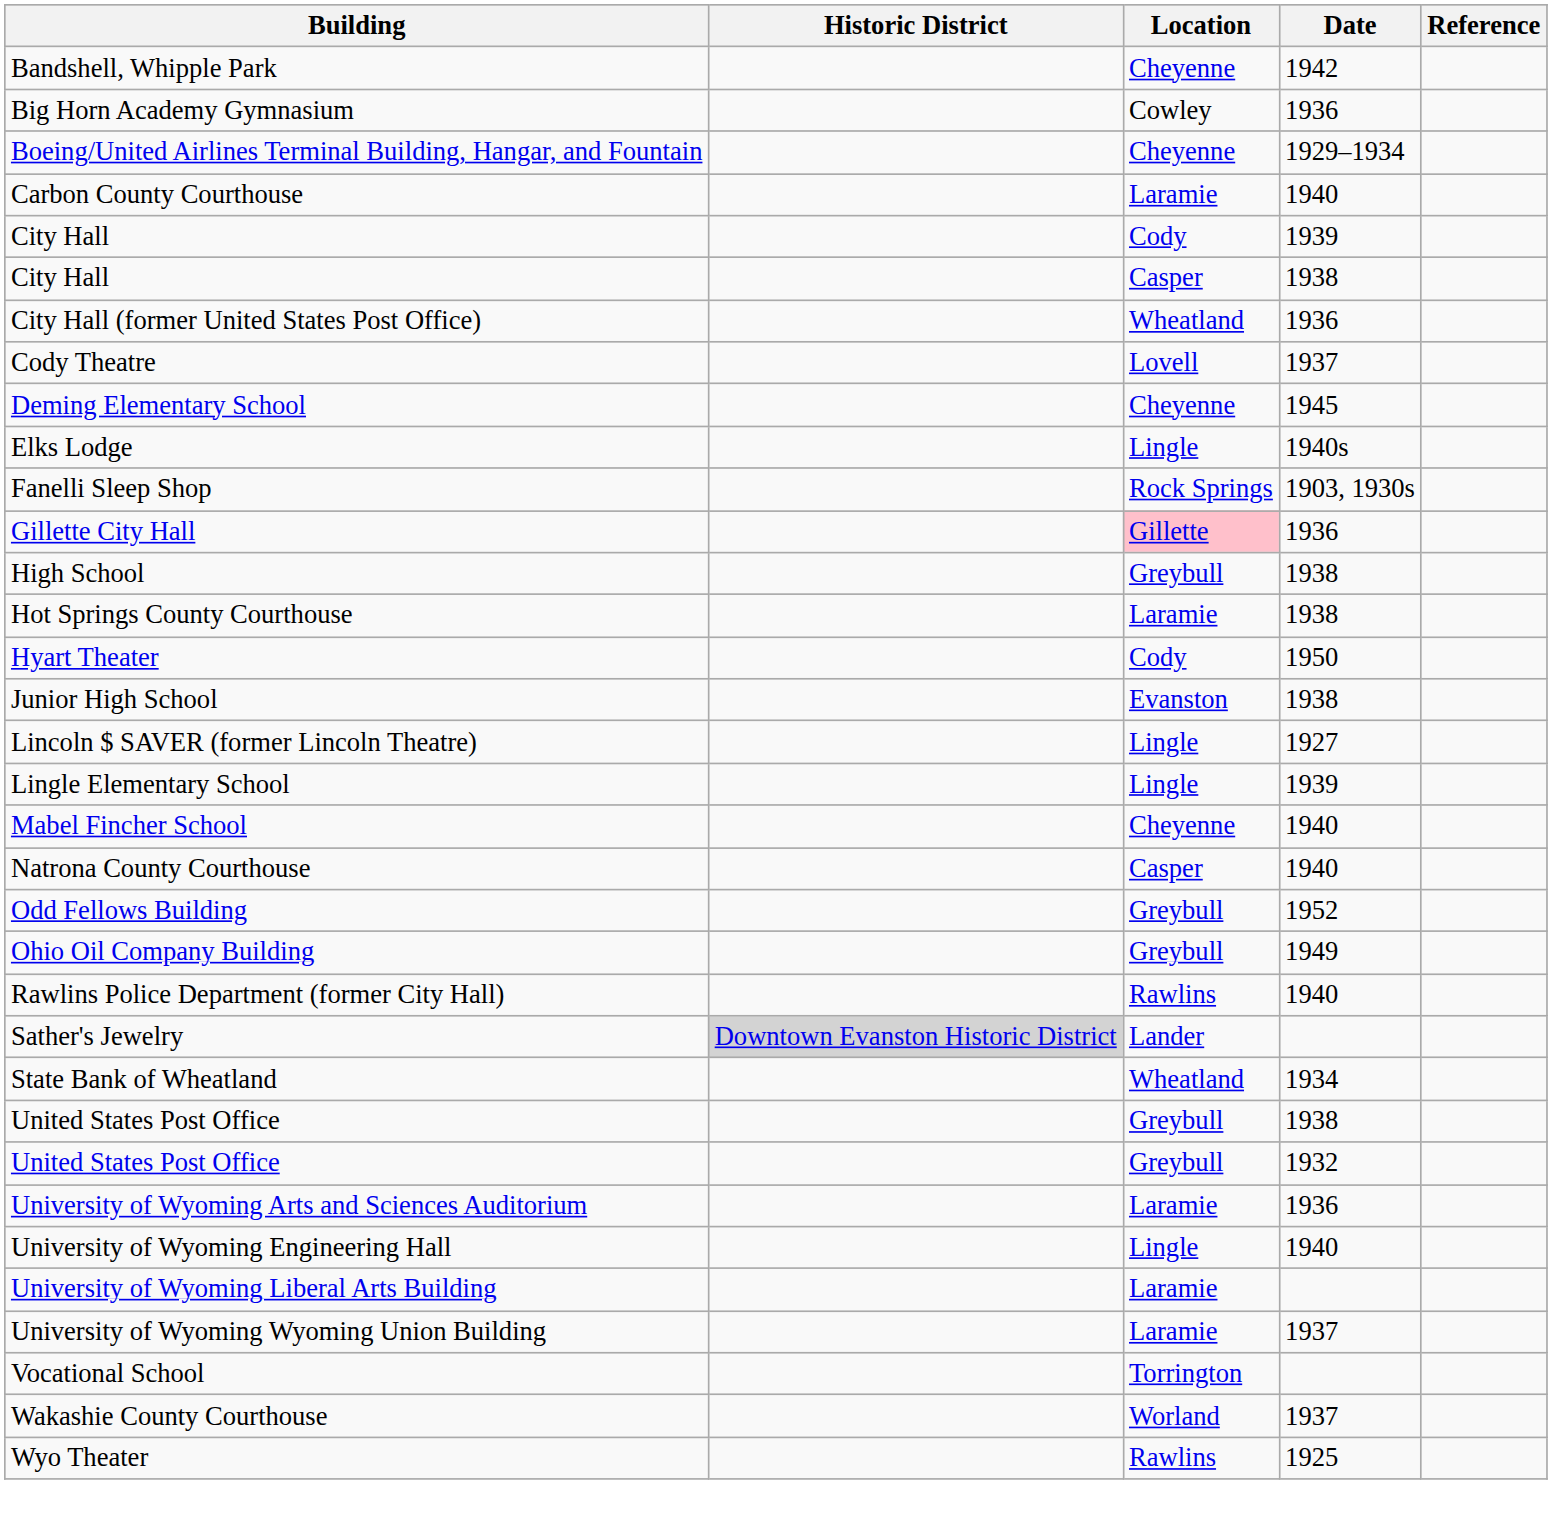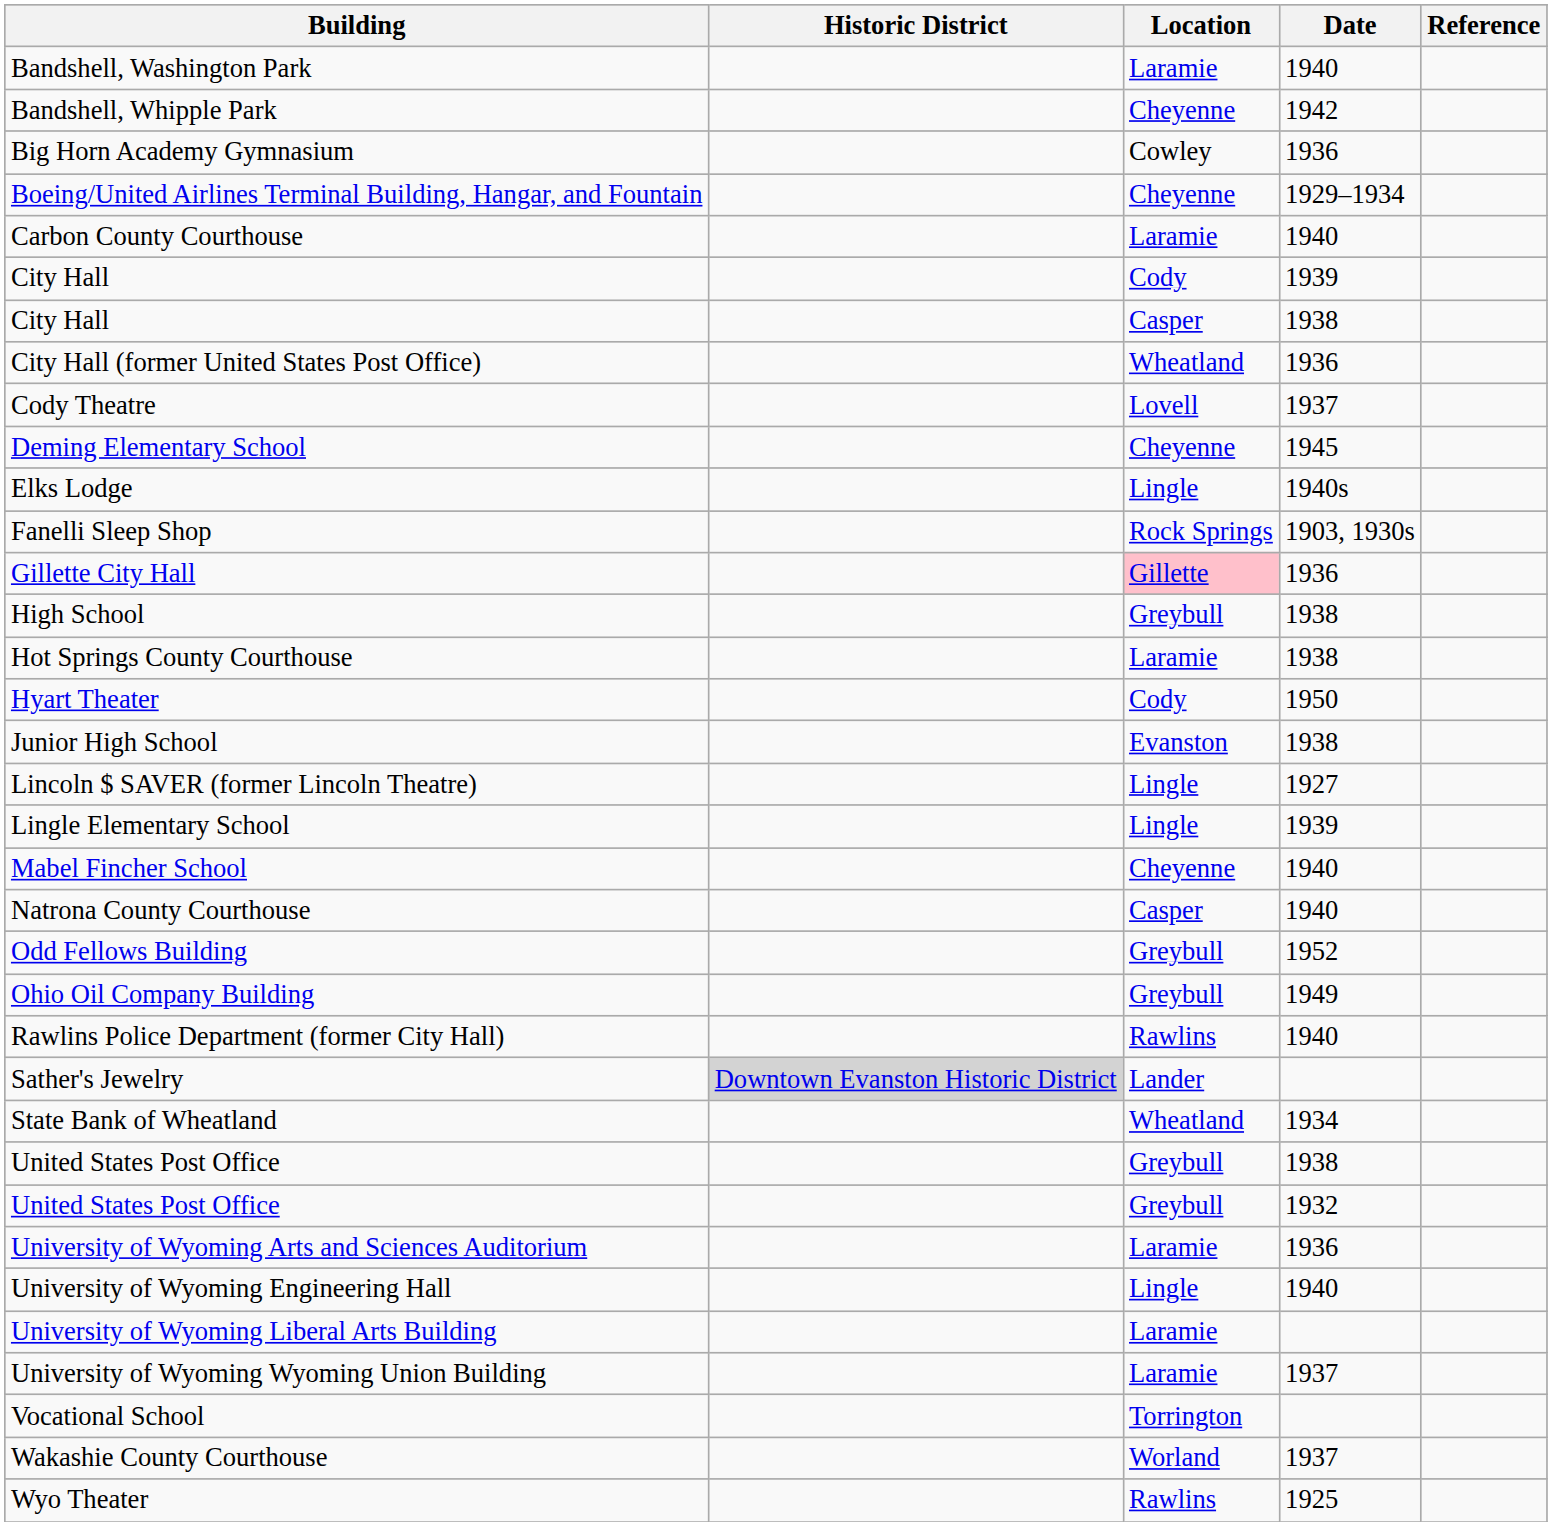+ row: (161, 67)
